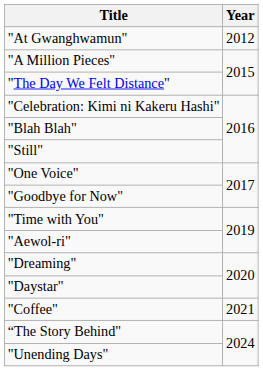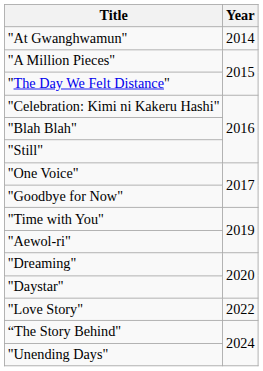(240, 38) 2012 -> (240, 38) 2014
- row: (33, 309)
+ row: (45, 309)
